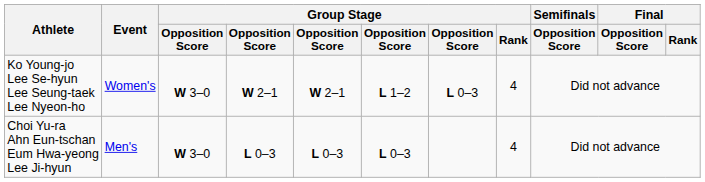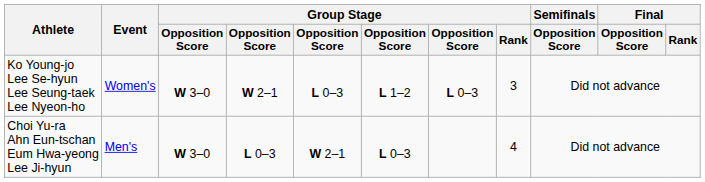(327, 93) W 2–1 -> (327, 93) L 0–3
(513, 86) 4 -> (513, 86) 3
(327, 154) L 0–3 -> (327, 154) W 2–1
